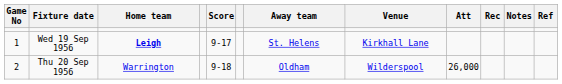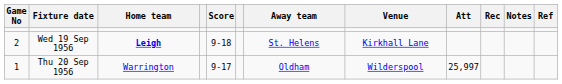(17, 44) 1 -> (17, 44) 2
(221, 44) 9-17 -> (221, 44) 9-18
(17, 67) 2 -> (17, 67) 1
(221, 67) 9-18 -> (221, 67) 9-17
(464, 67) 26,000 -> (464, 67) 25,997
